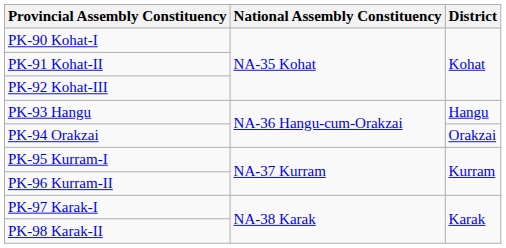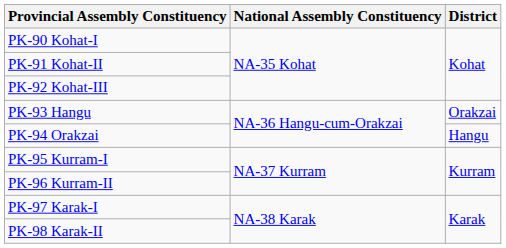(469, 111) Hangu -> (472, 111) Orakzai
(472, 135) Orakzai -> (469, 135) Hangu
